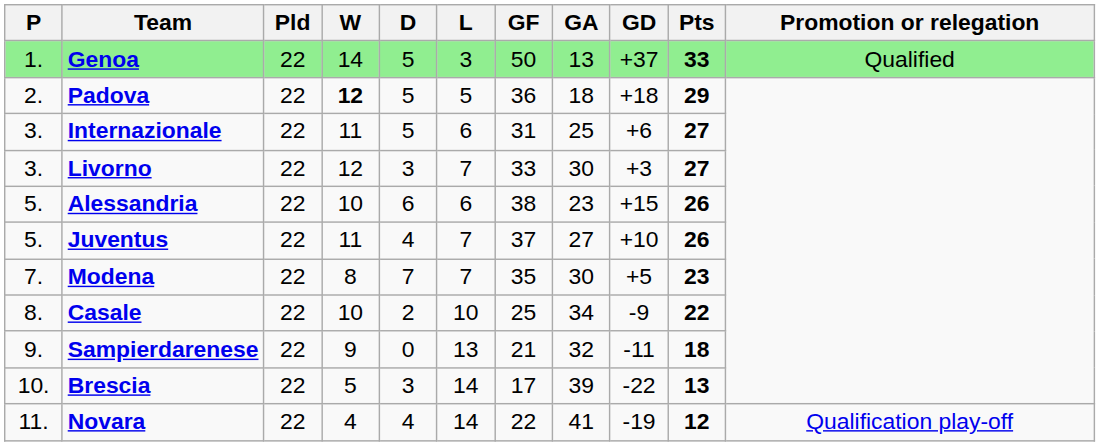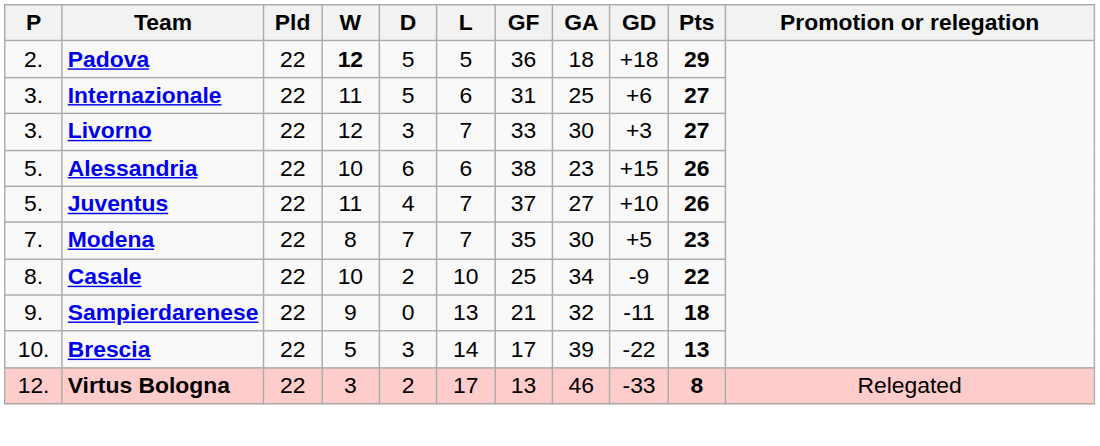- row: (103, 58)
- row: (107, 421)
+ row: (149, 385)
